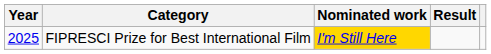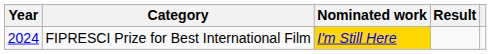(23, 37) 2025 -> (23, 37) 2024
